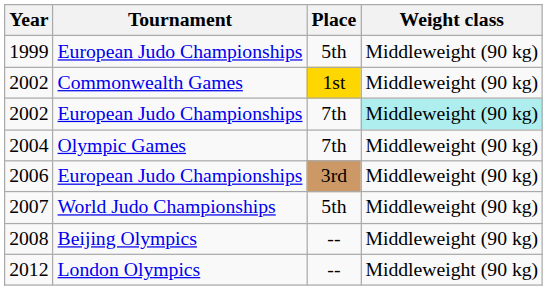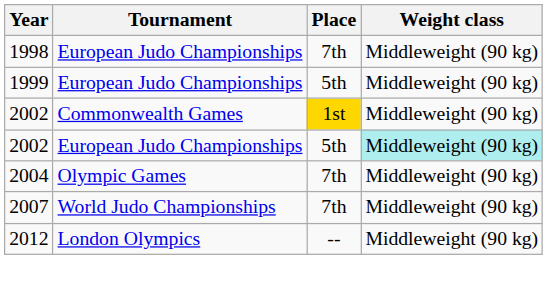+ row: (29, 51)
(334, 113) 7th -> (334, 144) 5th
- row: (29, 176)
(334, 207) 5th -> (334, 207) 7th
- row: (29, 238)
